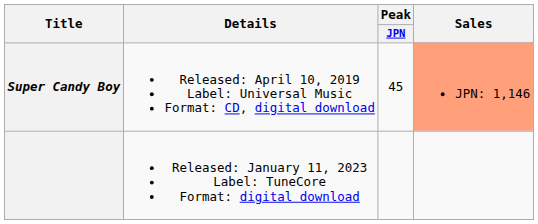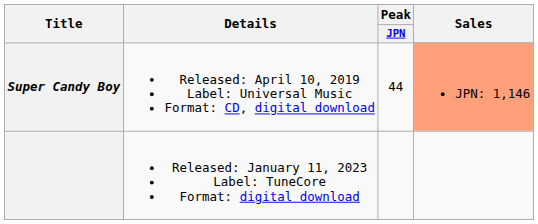(396, 87) 45 -> (396, 87) 44
